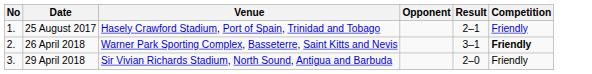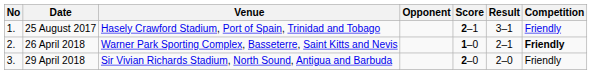+ column: (470, 12)
(471, 28) 2–1 -> (504, 28) 3–1
(471, 45) 3–1 -> (504, 45) 2–1
